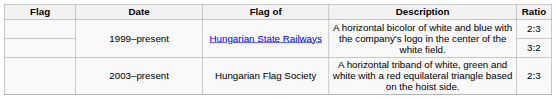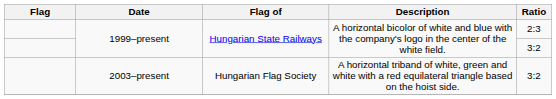(534, 76) 2:3 -> (534, 76) 3:2
